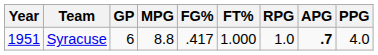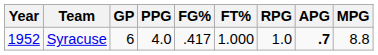columns swapped: (158, 16) <-> (354, 16)
(24, 39) 1951 -> (24, 39) 1952
